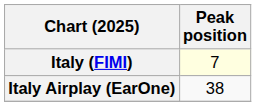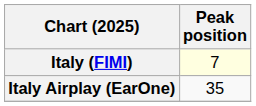(215, 88) 38 -> (215, 88) 35
